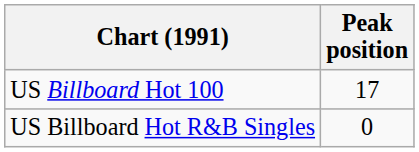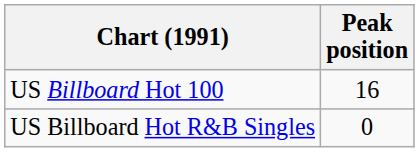(367, 89) 17 -> (367, 89) 16
